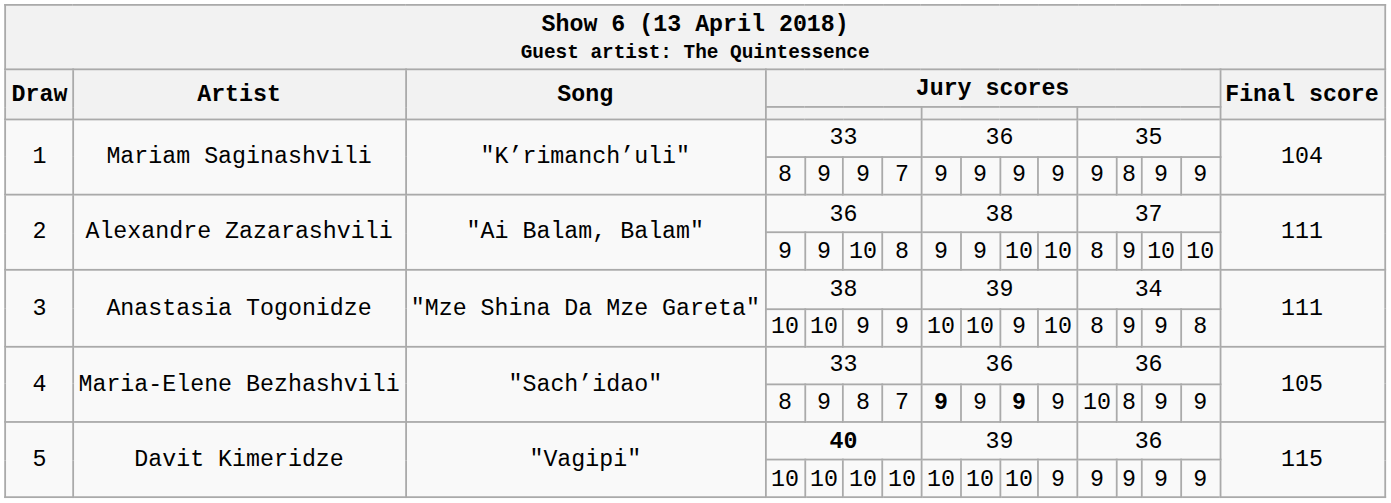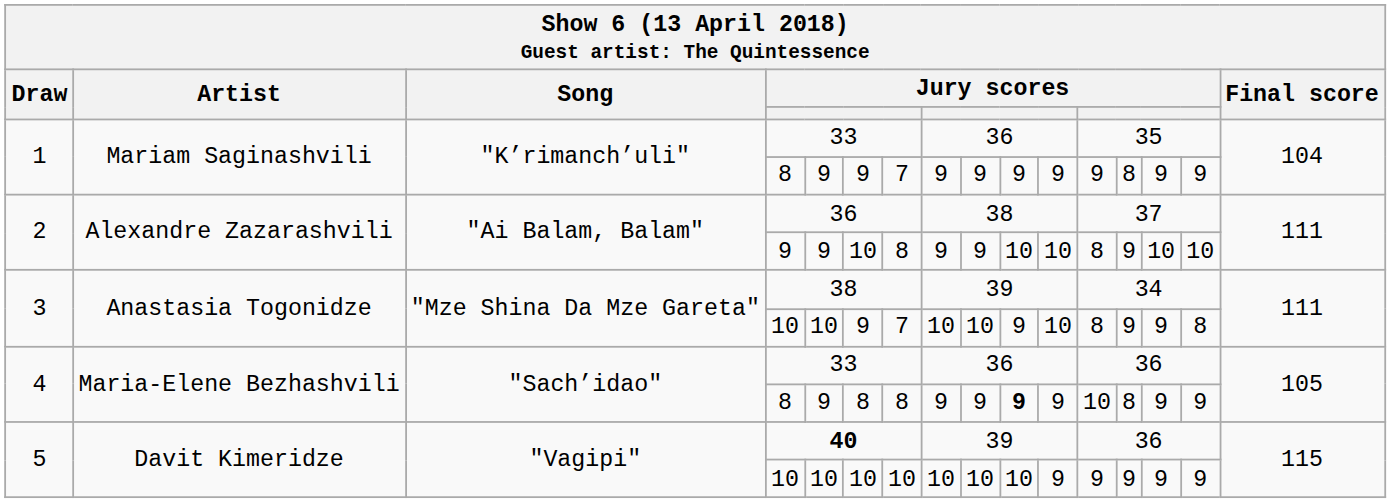(902, 327) 9 -> (902, 327) 7
(902, 403) 7 -> (902, 403) 8
(941, 403) bold -> (941, 403) normal
